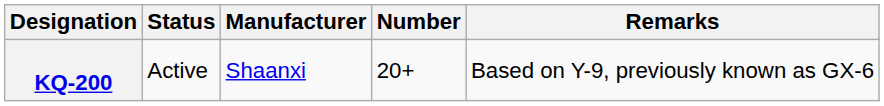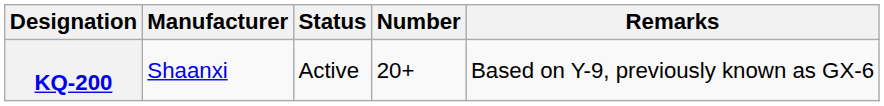columns swapped: (296, 22) <-> (181, 22)
